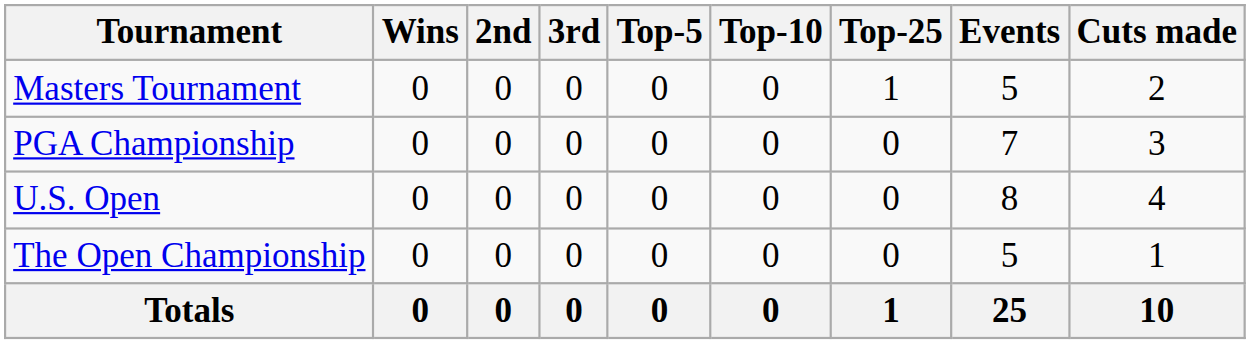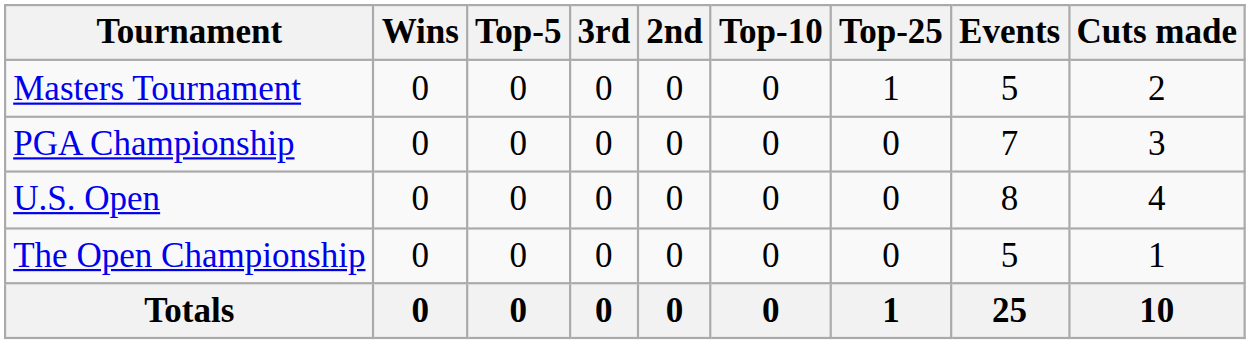columns swapped: (503, 32) <-> (660, 32)
